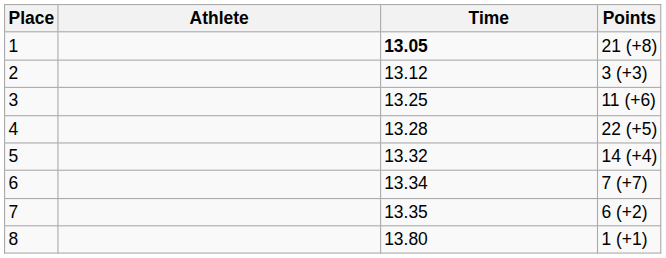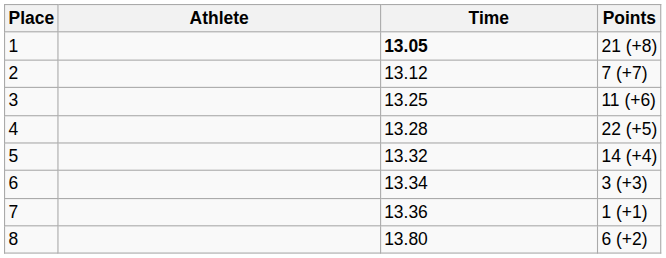(624, 73) 3 (+3) -> (624, 73) 7 (+7)
(624, 184) 7 (+7) -> (624, 184) 3 (+3)
(406, 211) 13.35 -> (406, 211) 13.36
(624, 211) 6 (+2) -> (624, 211) 1 (+1)
(624, 239) 1 (+1) -> (624, 239) 6 (+2)
